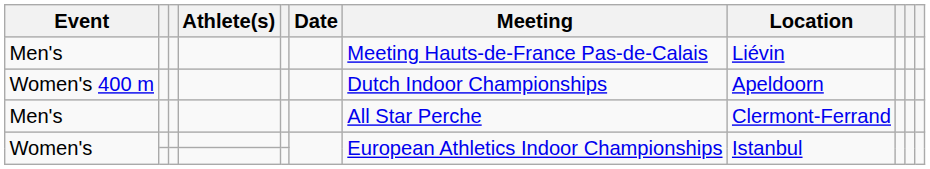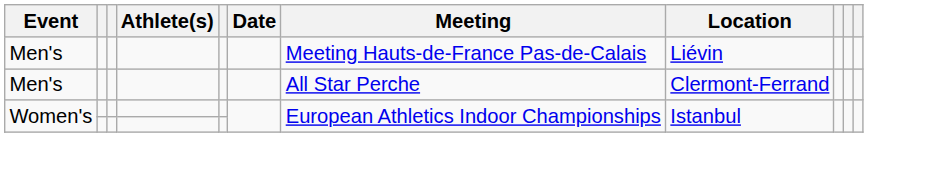- row: (82, 85)
